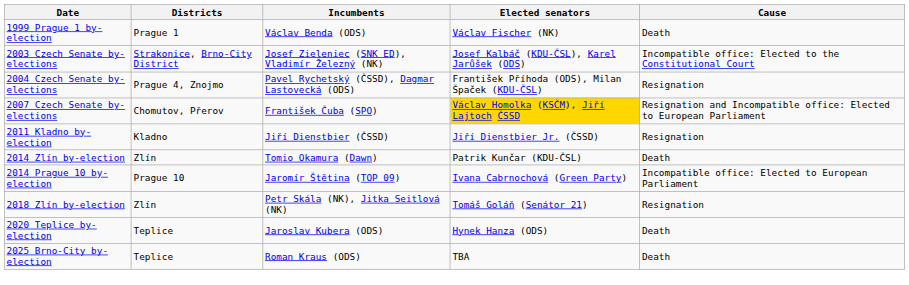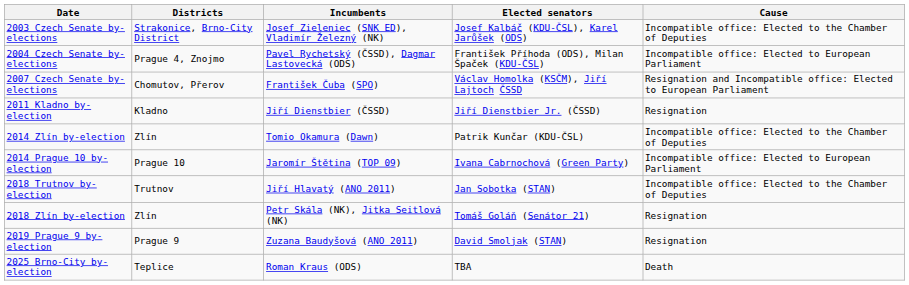- row: (54, 33)
(741, 59) Incompatible office: Elected to the Constitutional Court -> (766, 33) Incompatible office: Elected to the Chamber of Deputies
(673, 85) Resignation -> (758, 59) Incompatible office: Elected to European Parliament
(528, 111) gold background -> (530, 85) no background
(656, 158) Death -> (766, 137) Incompatible office: Elected to the Chamber of Deputies
+ row: (52, 189)
+ row: (54, 241)
- row: (52, 230)
